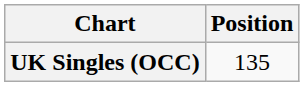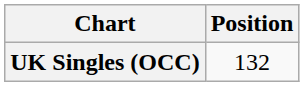(252, 61) 135 -> (252, 61) 132
